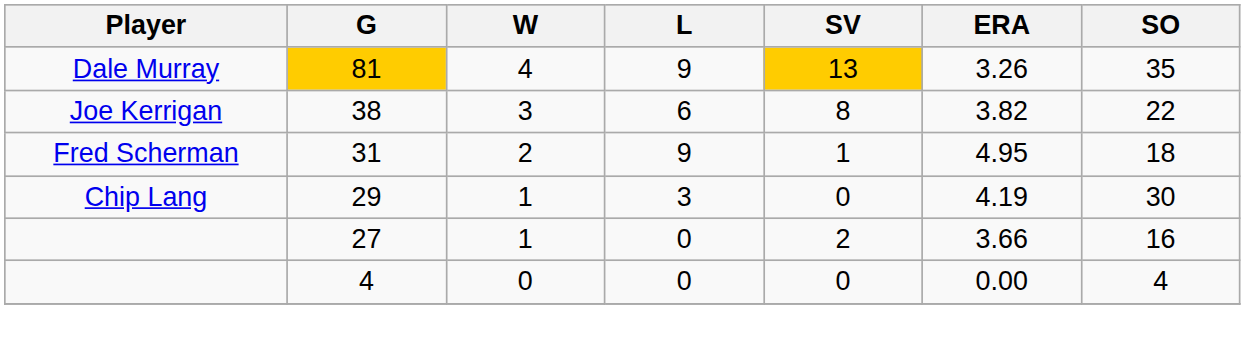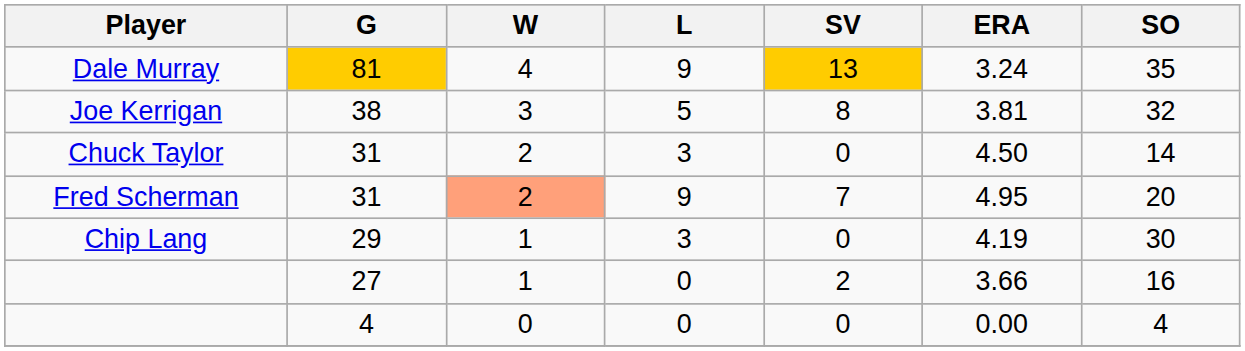(1002, 68) 3.26 -> (1002, 68) 3.24
(684, 111) 6 -> (684, 111) 5
(1002, 111) 3.82 -> (1002, 111) 3.81
(1161, 111) 22 -> (1161, 111) 32
+ row: (146, 153)
(525, 153) no background -> (525, 196) lightsalmon background
(843, 153) 1 -> (843, 196) 7
(1161, 153) 18 -> (1161, 196) 20
